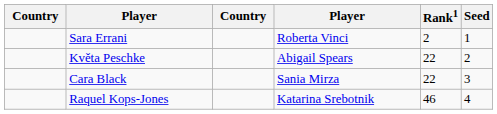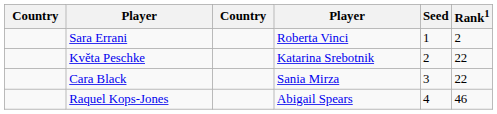columns swapped: (441, 16) <-> (477, 16)
(315, 58) Abigail Spears -> (326, 58) Katarina Srebotnik
(326, 99) Katarina Srebotnik -> (315, 99) Abigail Spears
